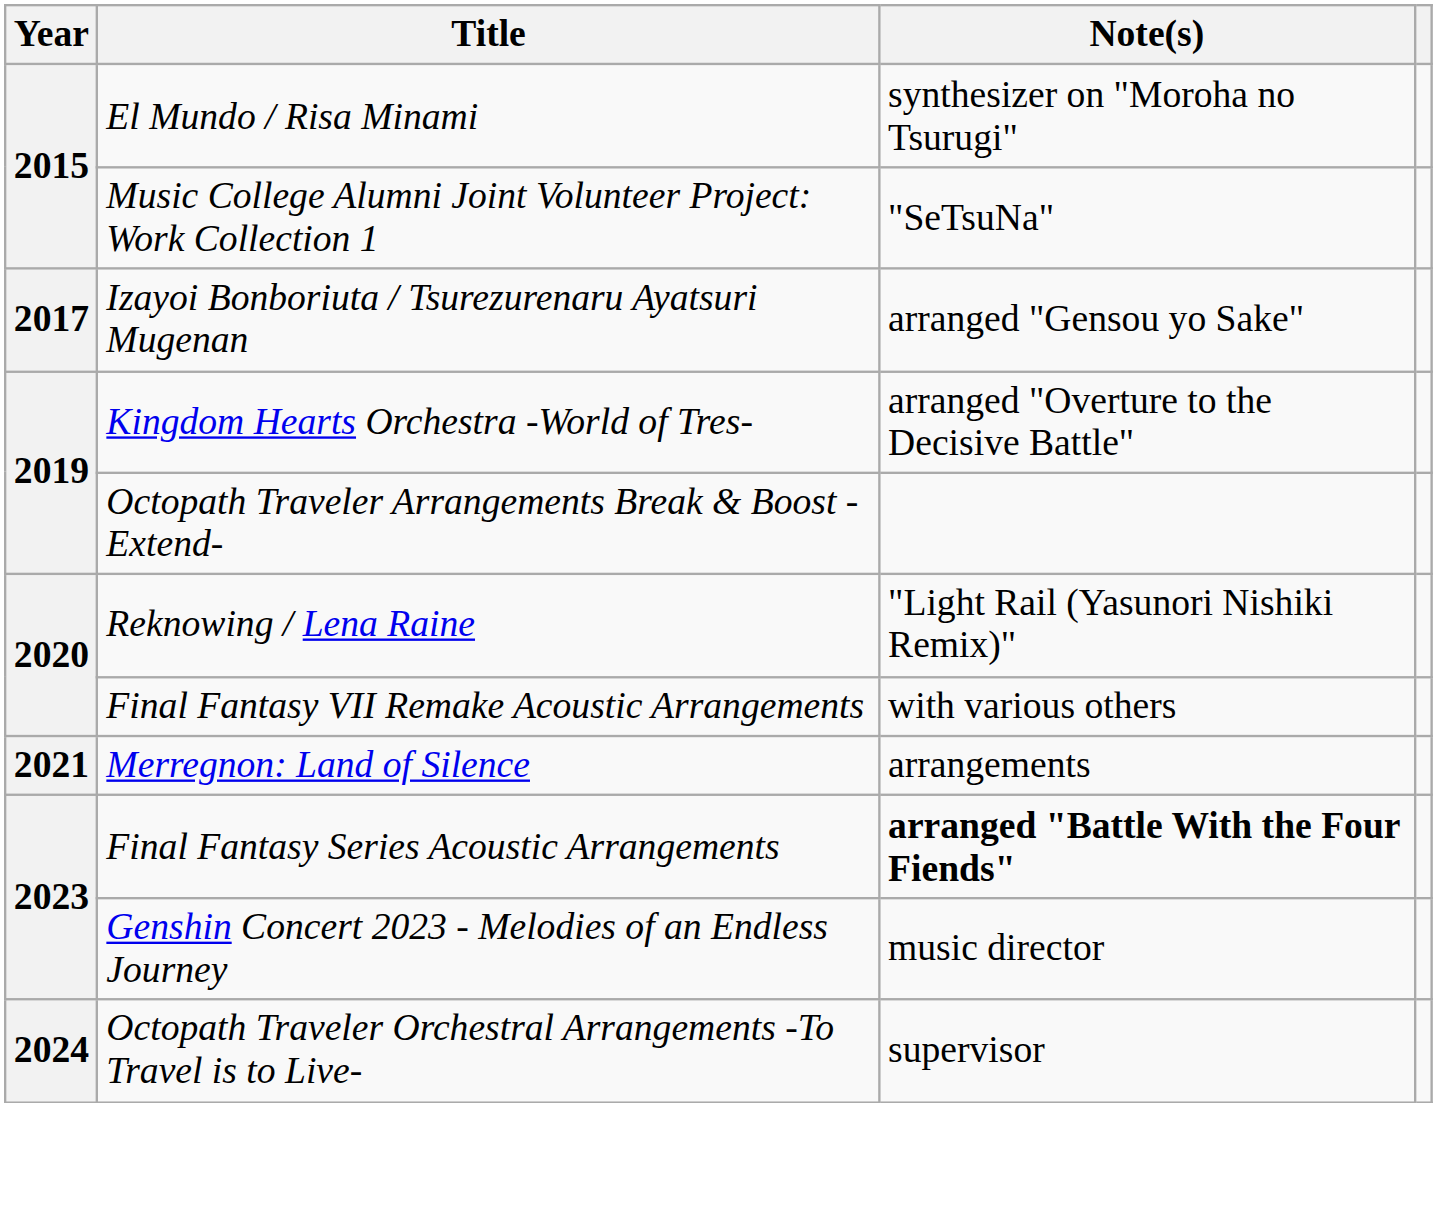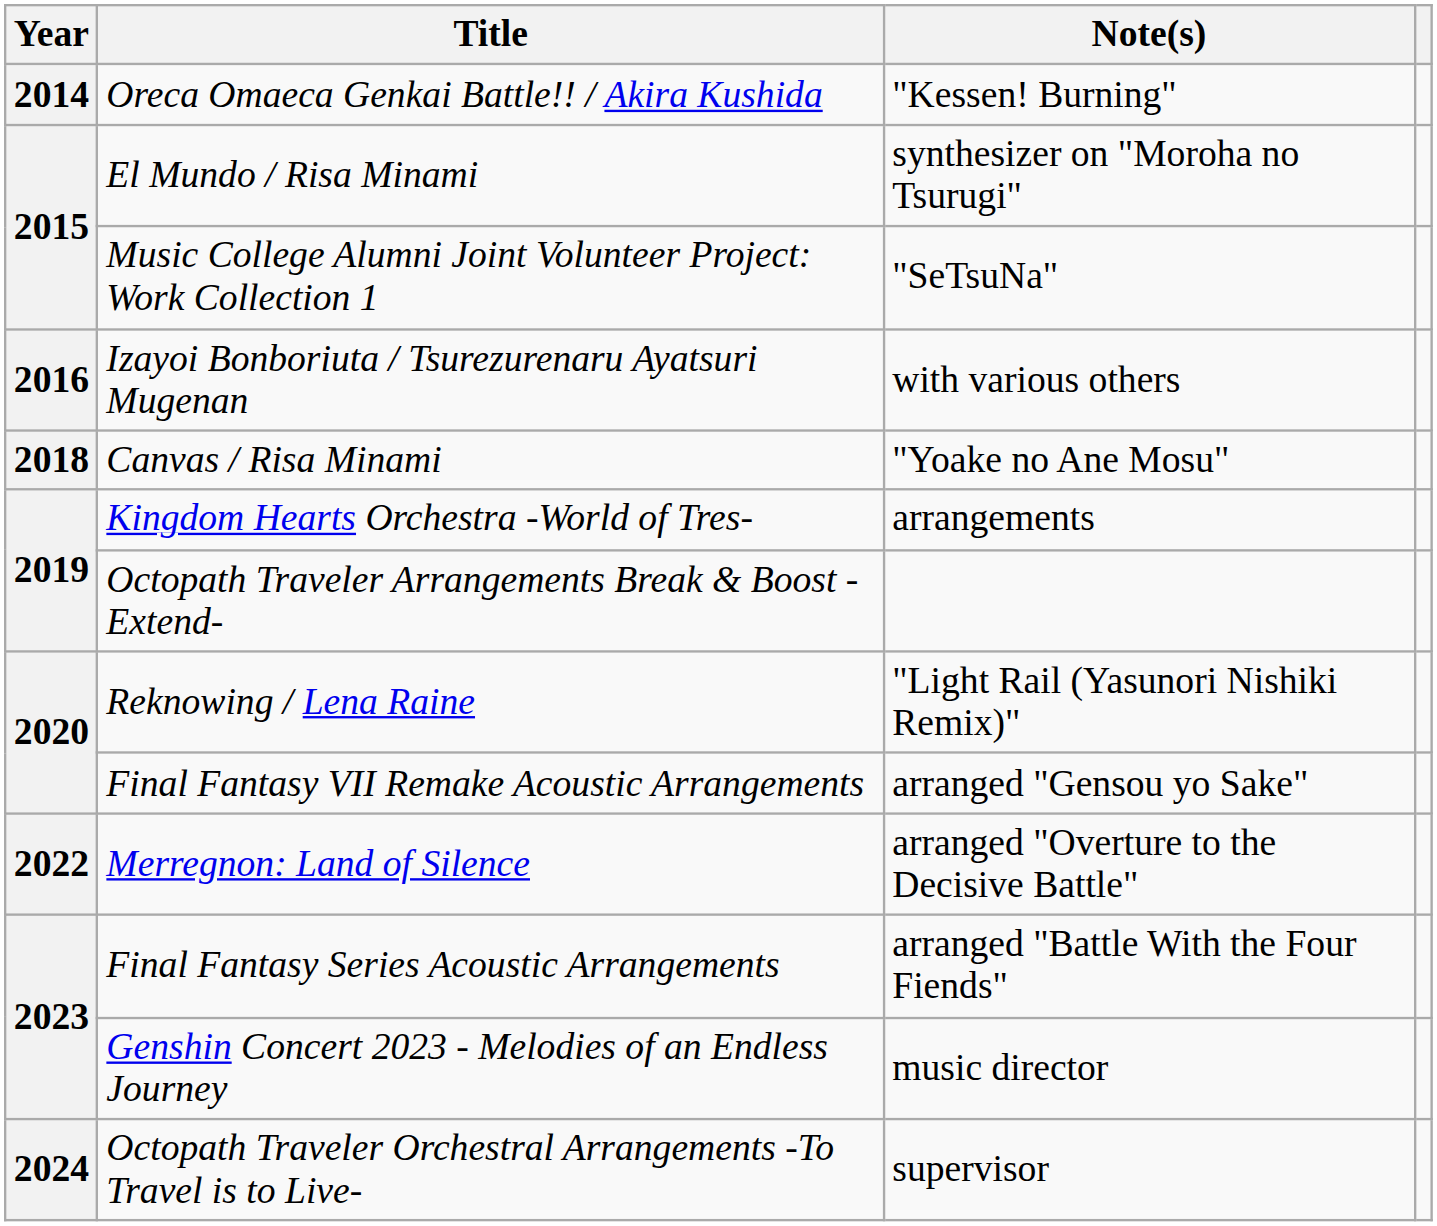+ row: (465, 93)
(51, 318) 2017 -> (51, 378) 2016
(1096, 318) arranged "Gensou yo Sake" -> (1036, 378) with various others
+ row: (274, 459)
(1080, 420) arranged "Overture to the Decisive Battle" -> (994, 519) arrangements
(1032, 705) with various others -> (1100, 782) arranged "Gensou yo Sake"
(51, 765) 2021 -> (51, 863) 2022
(989, 765) arrangements -> (1084, 863) arranged "Overture to the Decisive Battle"
(1144, 845) bold -> (1124, 965) normal
